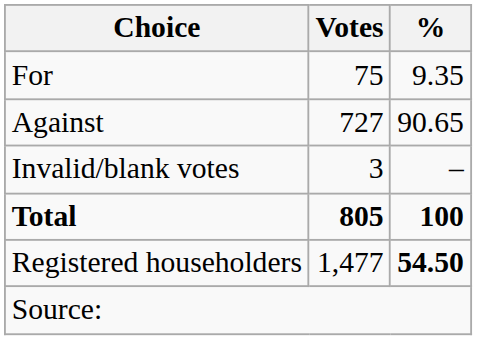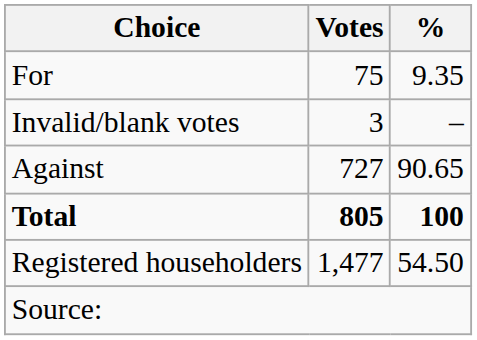rows swapped: (58, 121) <-> (126, 168)
(431, 262) bold -> (431, 262) normal
